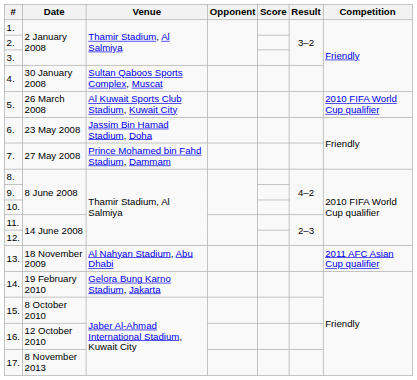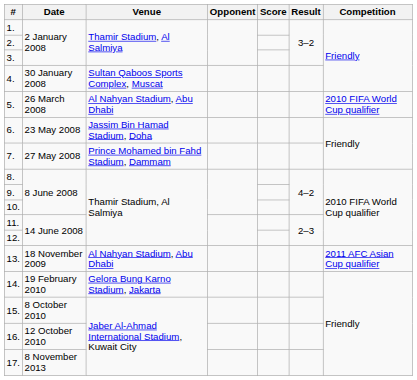(135, 105) Al Kuwait Sports Club Stadium, Kuwait City -> (141, 105) Al Nahyan Stadium, Abu Dhabi
